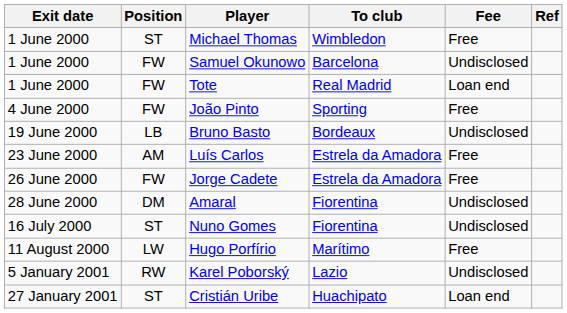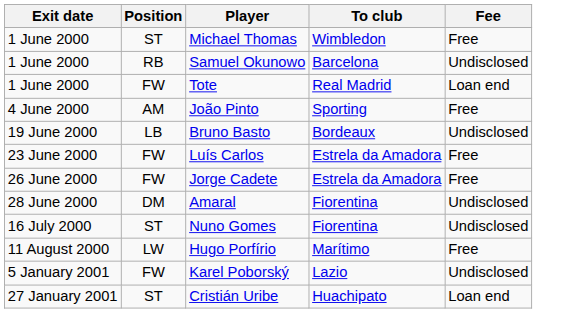- column: (547, 16)
(153, 62) FW -> (153, 62) RB
(153, 109) FW -> (153, 109) AM
(153, 156) AM -> (153, 156) FW
(153, 272) RW -> (153, 272) FW
